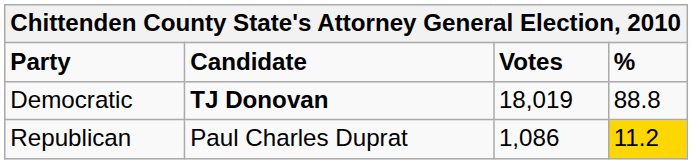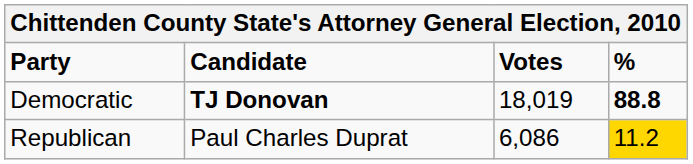(637, 100) normal -> (637, 100) bold
(529, 138) 1,086 -> (529, 138) 6,086
